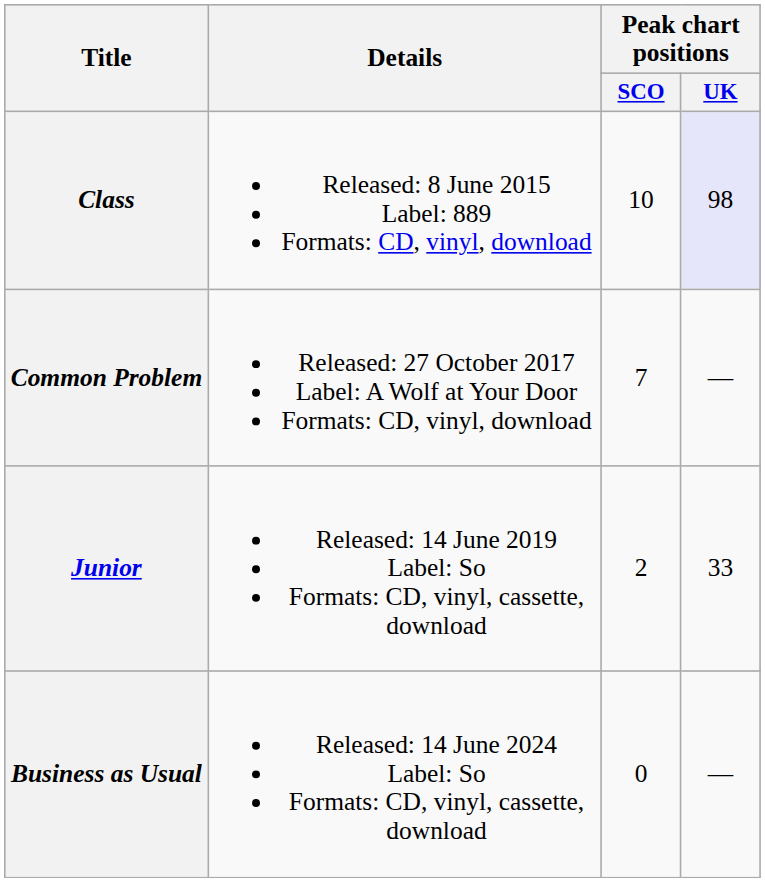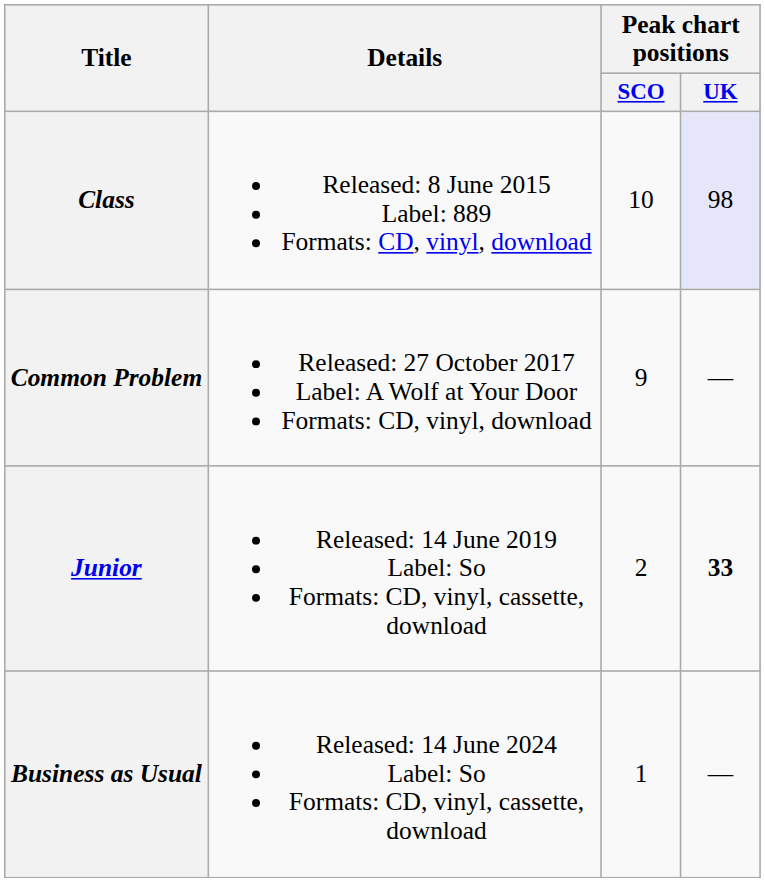(641, 376) 7 -> (641, 376) 9
(720, 568) normal -> (720, 568) bold
(641, 773) 0 -> (641, 773) 1
